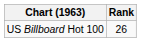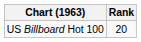(121, 29) 26 -> (121, 29) 20
